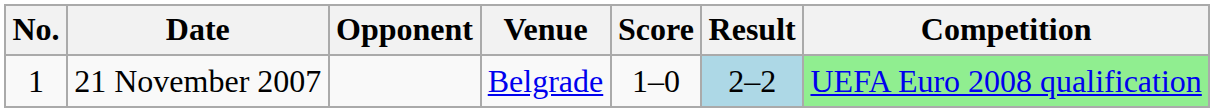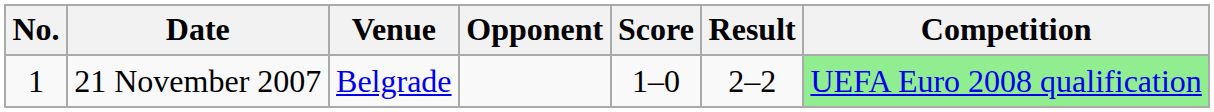columns swapped: (546, 29) <-> (405, 29)
(752, 80) lightblue background -> (752, 80) no background
